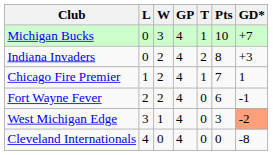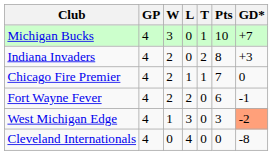columns swapped: (185, 14) <-> (146, 14)
(242, 77) 1 -> (242, 77) 0
